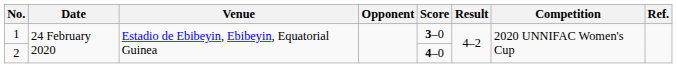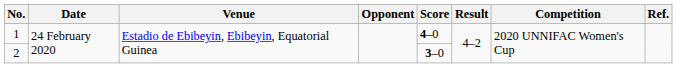(435, 33) 3–0 -> (429, 33) 4–0
(435, 53) 4–0 -> (435, 53) 3–0
